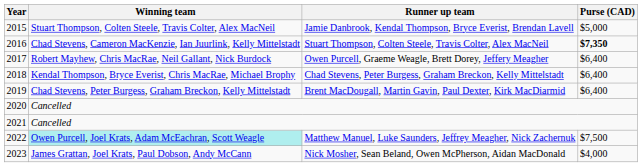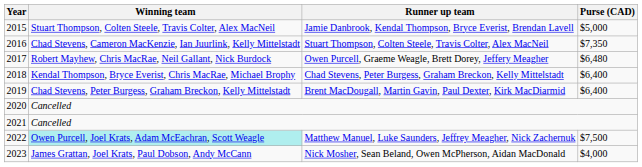(594, 43) bold -> (594, 43) normal
(594, 59) $6,400 -> (594, 59) $6,480
